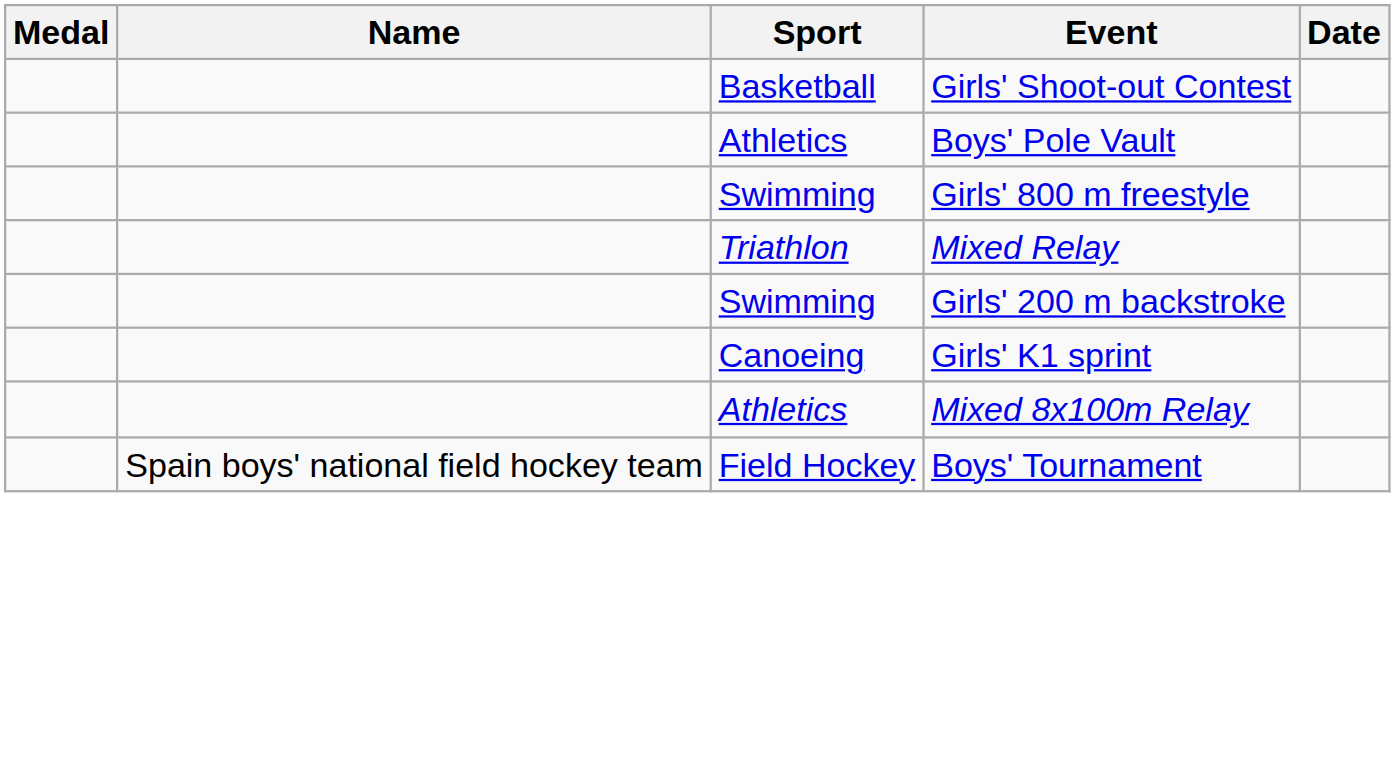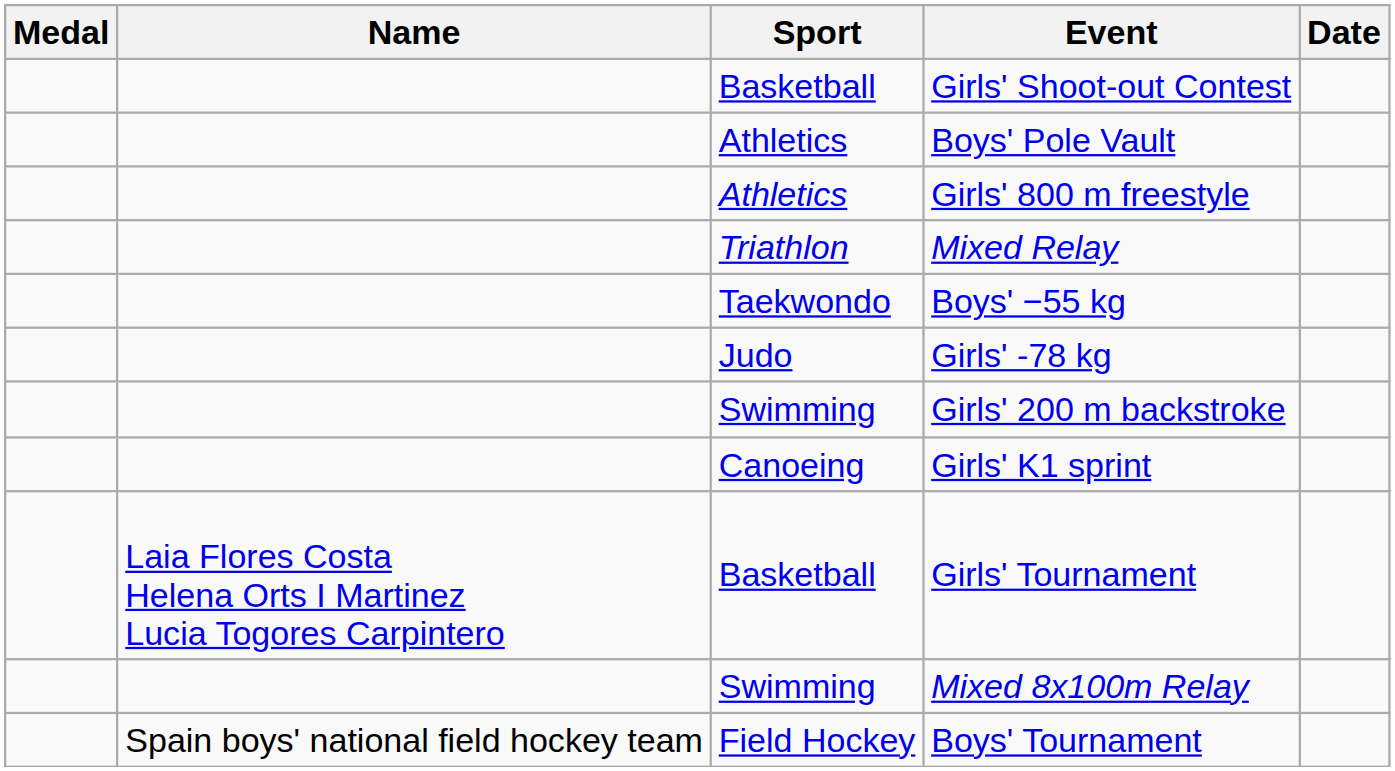(797, 194) Swimming -> (783, 194) Athletics
+ row: (1029, 302)
+ row: (1021, 356)
+ row: (1064, 574)
(783, 410) Athletics -> (797, 685) Swimming
